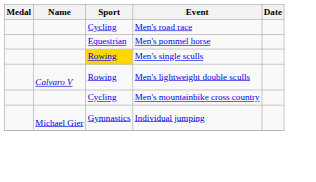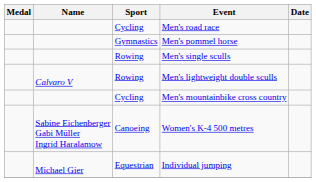(107, 42) Equestrian -> (136, 42) Gymnastics
(102, 57) gold background -> (129, 57) no background
+ row: (208, 128)
(109, 118) Gymnastics -> (134, 165) Equestrian
